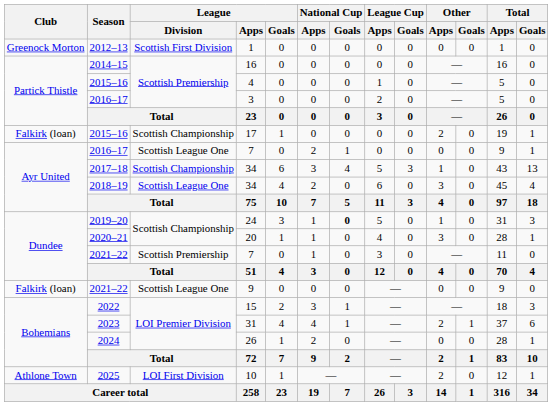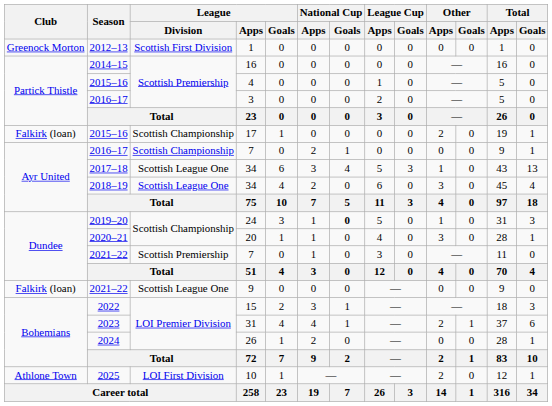(183, 151) Scottish League One -> (183, 151) Scottish Championship
(183, 168) Scottish Championship -> (183, 168) Scottish League One
